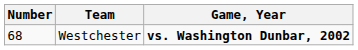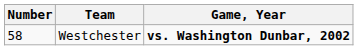(15, 35) 68 -> (15, 35) 58
